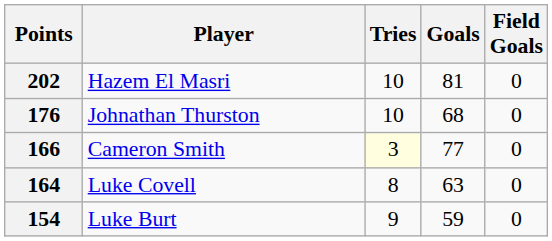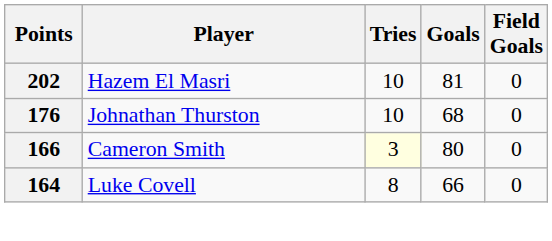(453, 149) 77 -> (453, 149) 80
(453, 184) 63 -> (453, 184) 66
- row: (44, 218)
